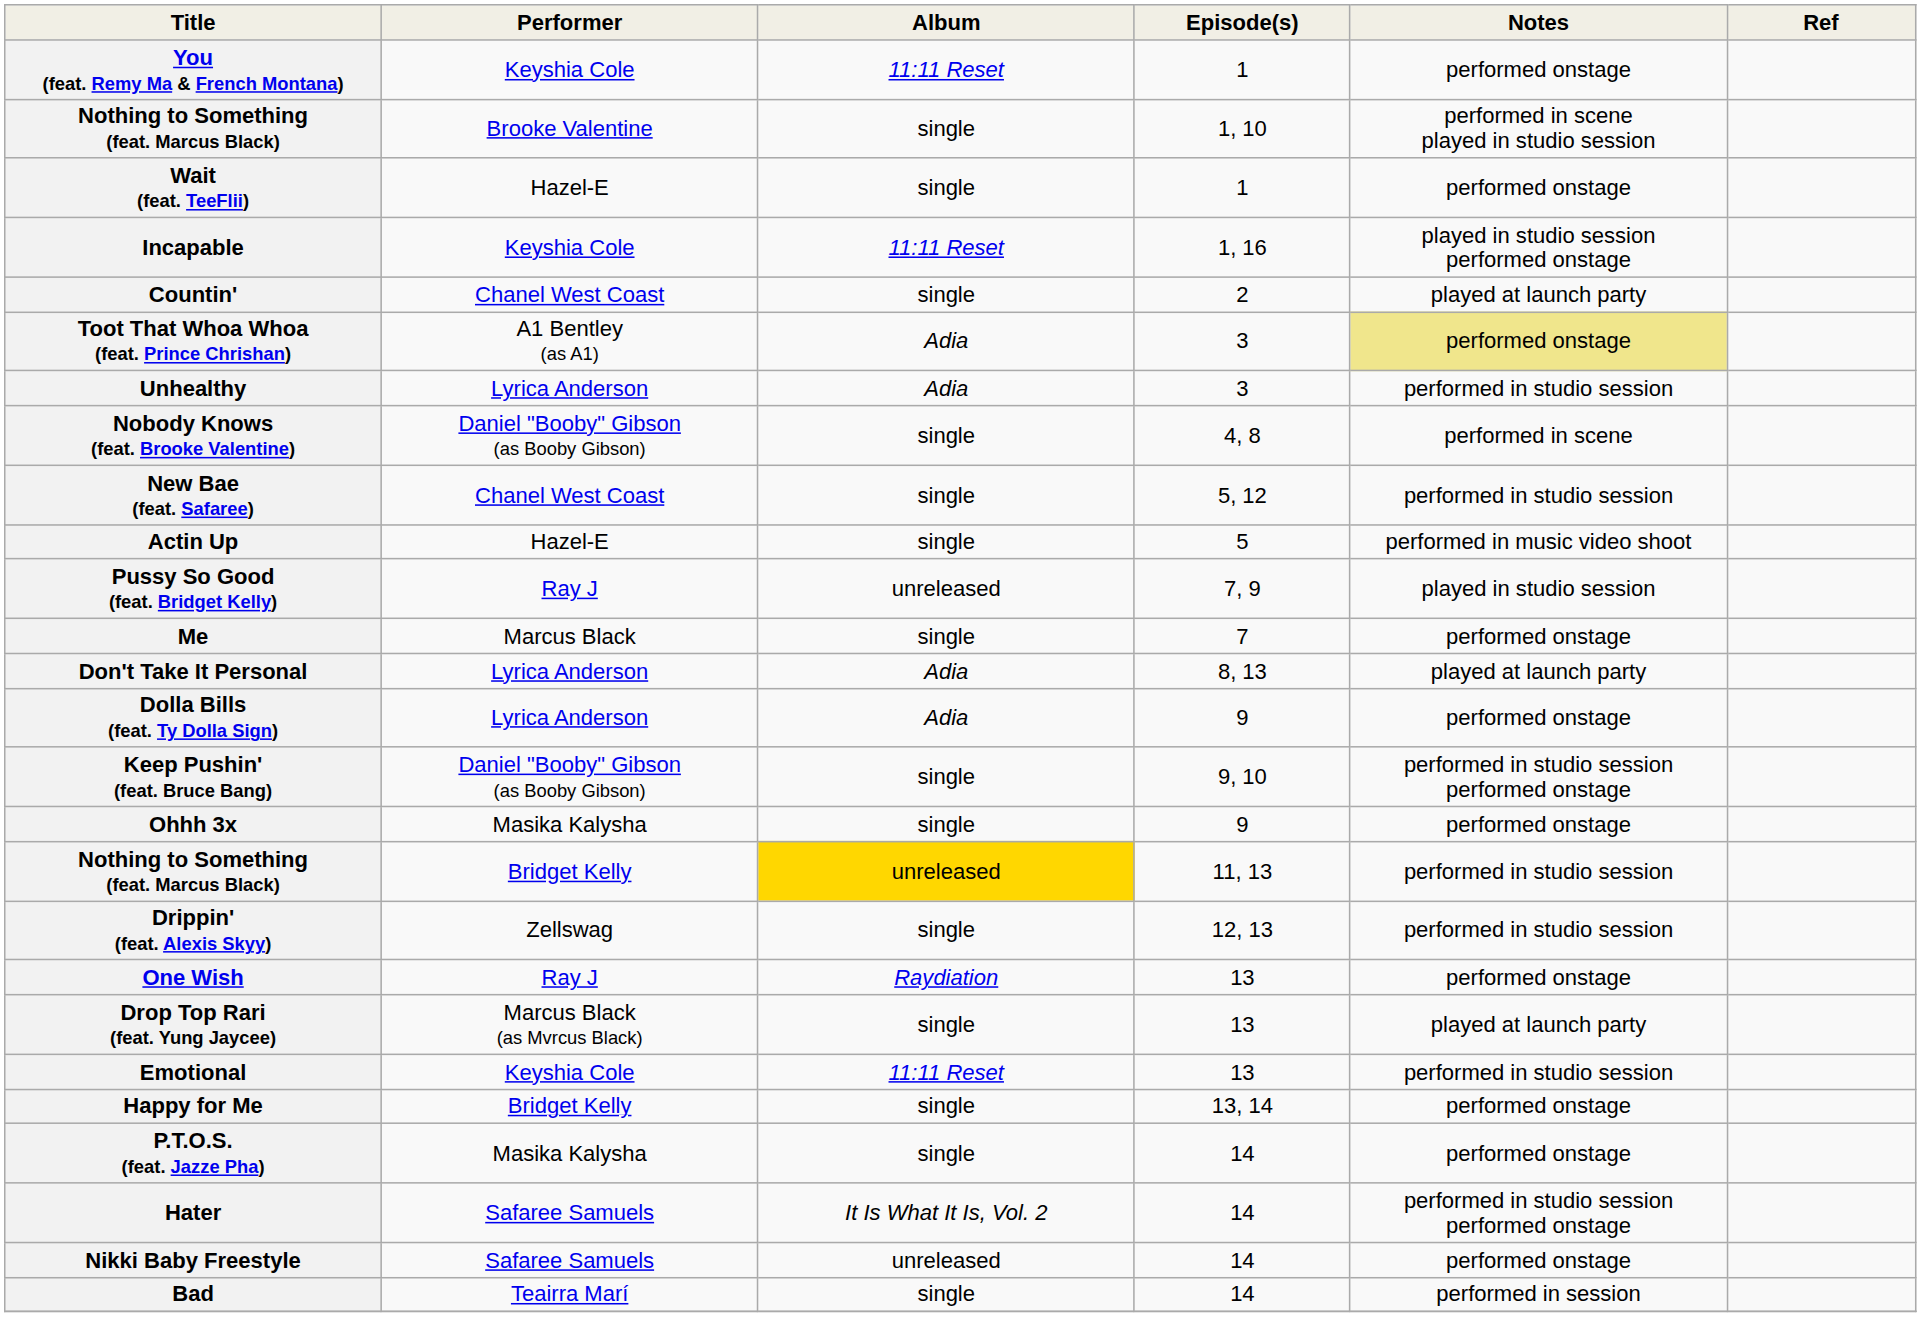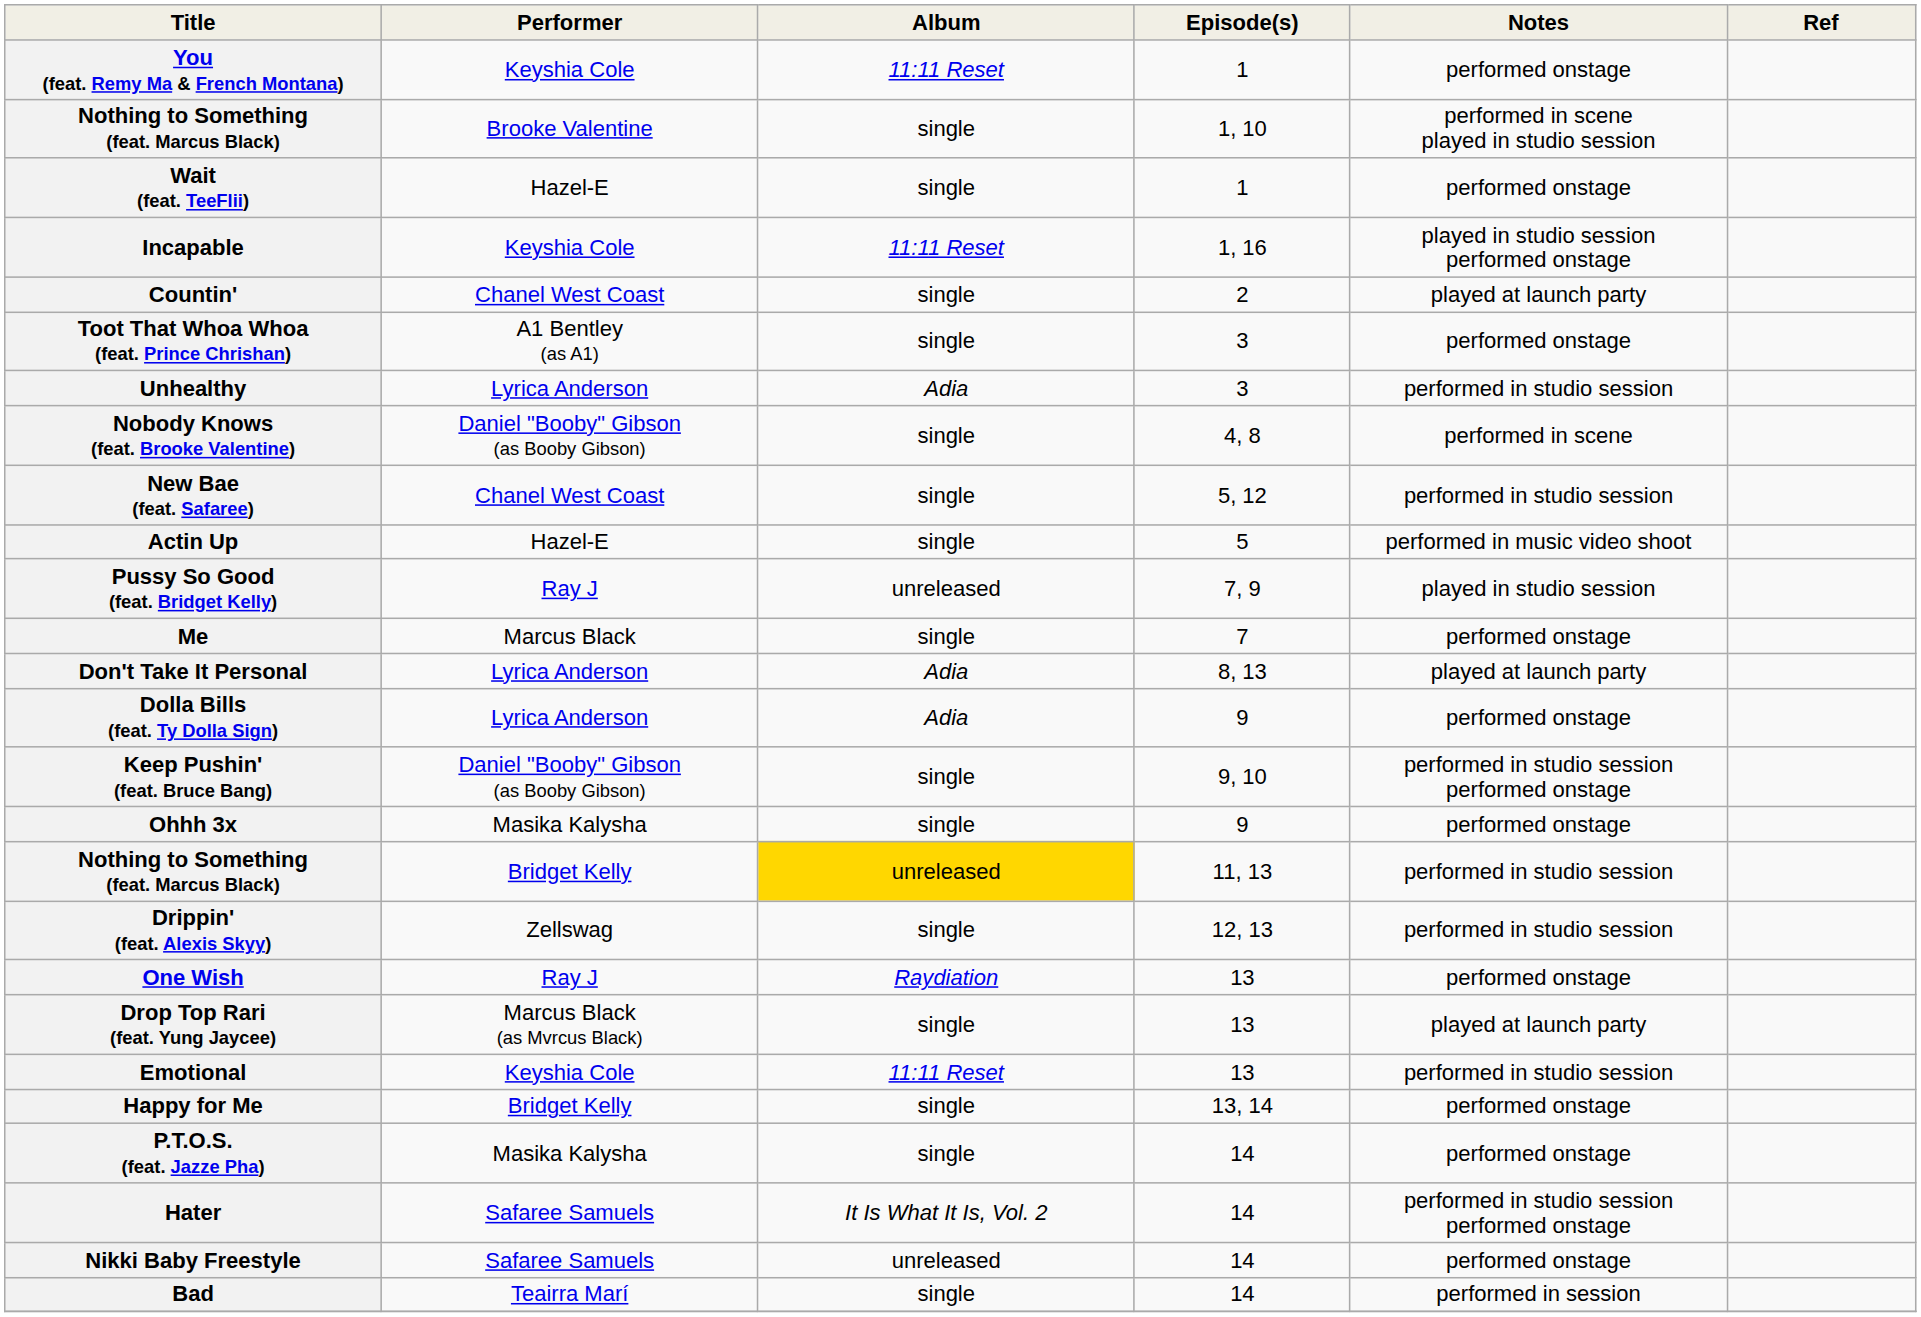(946, 342) Adia -> (946, 342) single
(1539, 342) khaki background -> (1539, 342) no background
